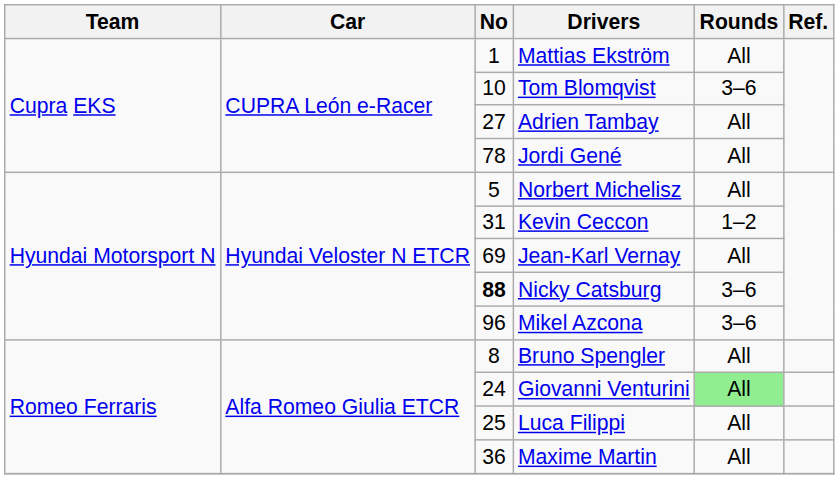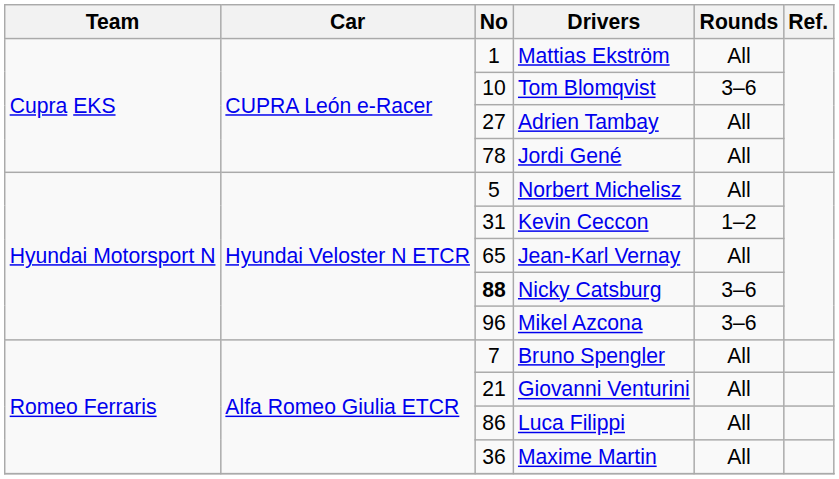(494, 256) 69 -> (494, 256) 65
(494, 356) 8 -> (494, 356) 7
(494, 390) 24 -> (494, 390) 21
(739, 390) lightgreen background -> (739, 390) no background
(494, 423) 25 -> (494, 423) 86
